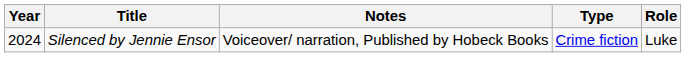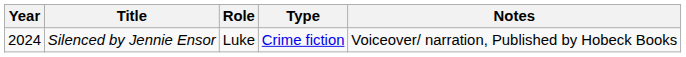columns swapped: (661, 16) <-> (386, 16)
